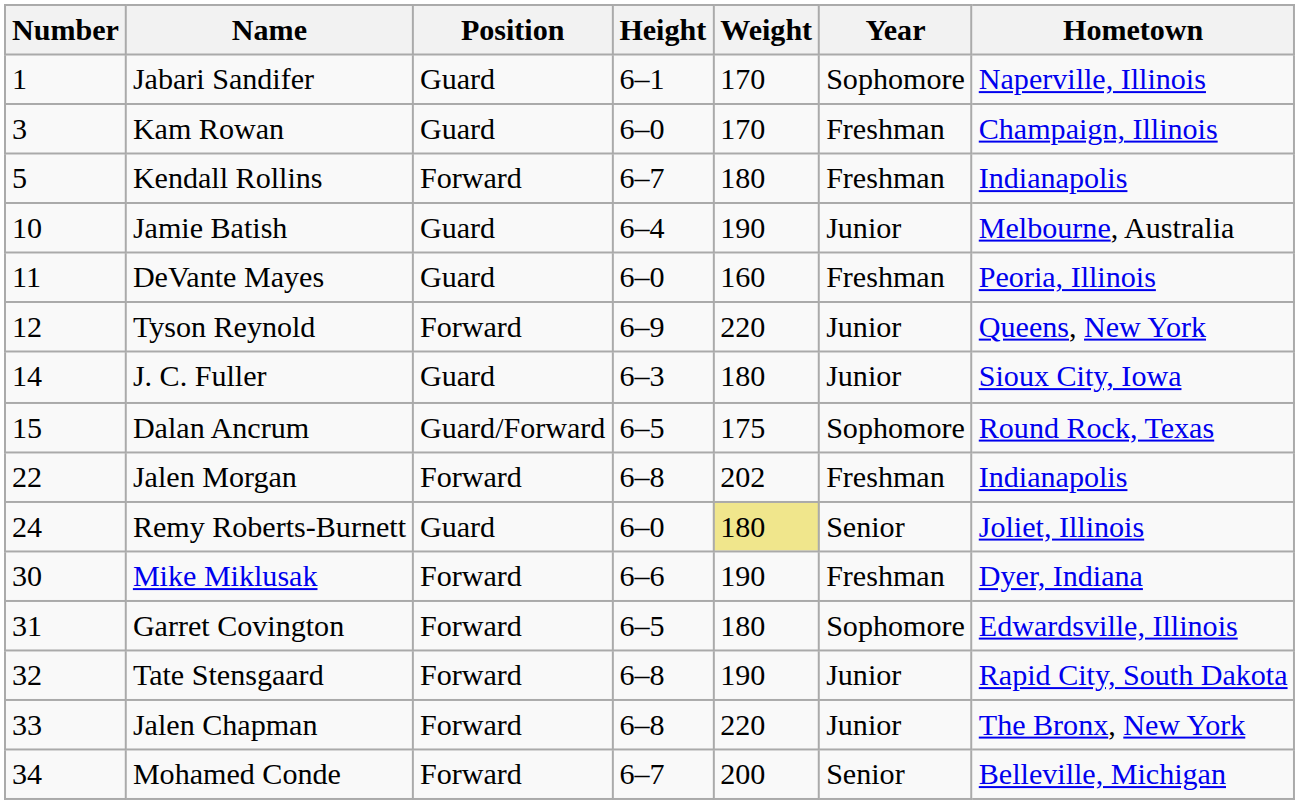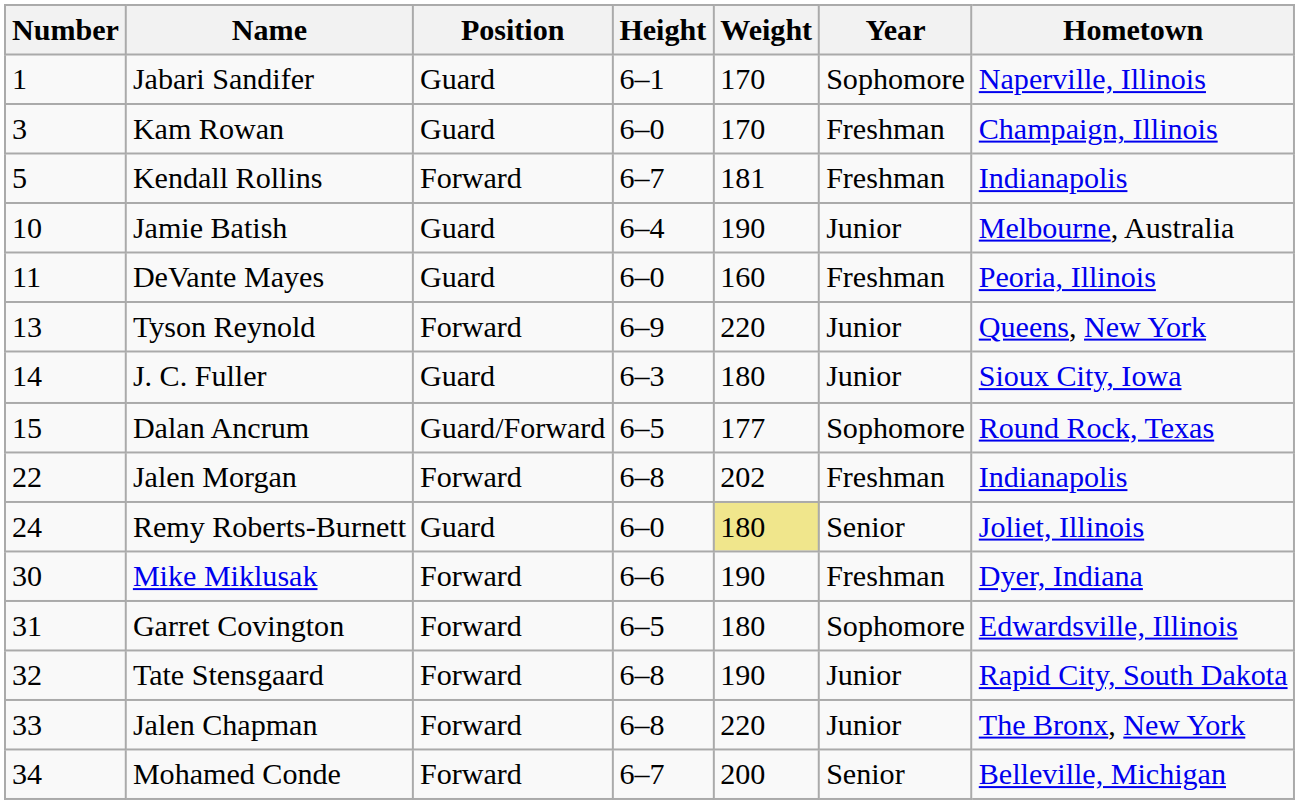(743, 178) 180 -> (743, 178) 181
(27, 327) 12 -> (27, 327) 13
(743, 426) 175 -> (743, 426) 177
